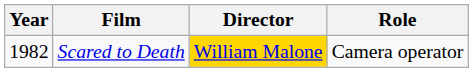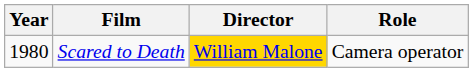(29, 51) 1982 -> (29, 51) 1980
